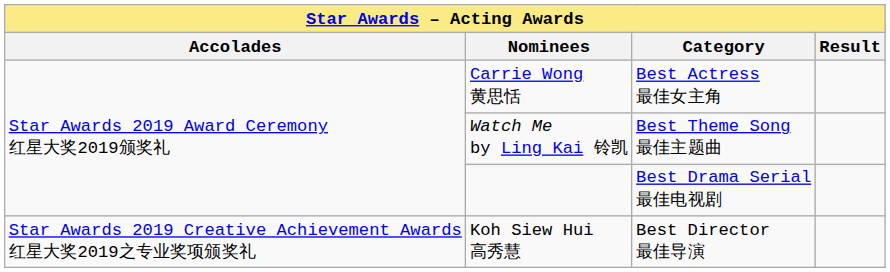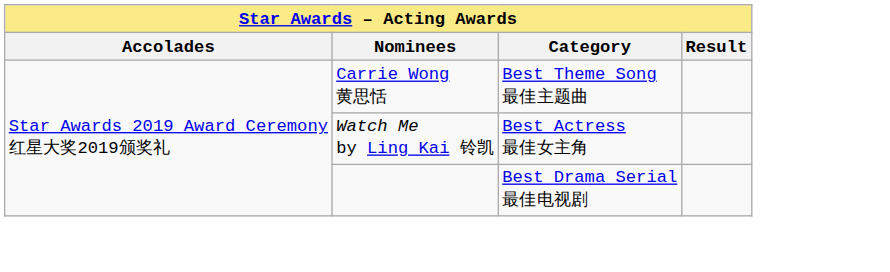(698, 86) Best Actress 最佳女主角 -> (579, 86) Best Theme Song 最佳主题曲
(713, 138) Best Theme Song 最佳主题曲 -> (564, 138) Best Actress 最佳女主角
- row: (532, 241)
